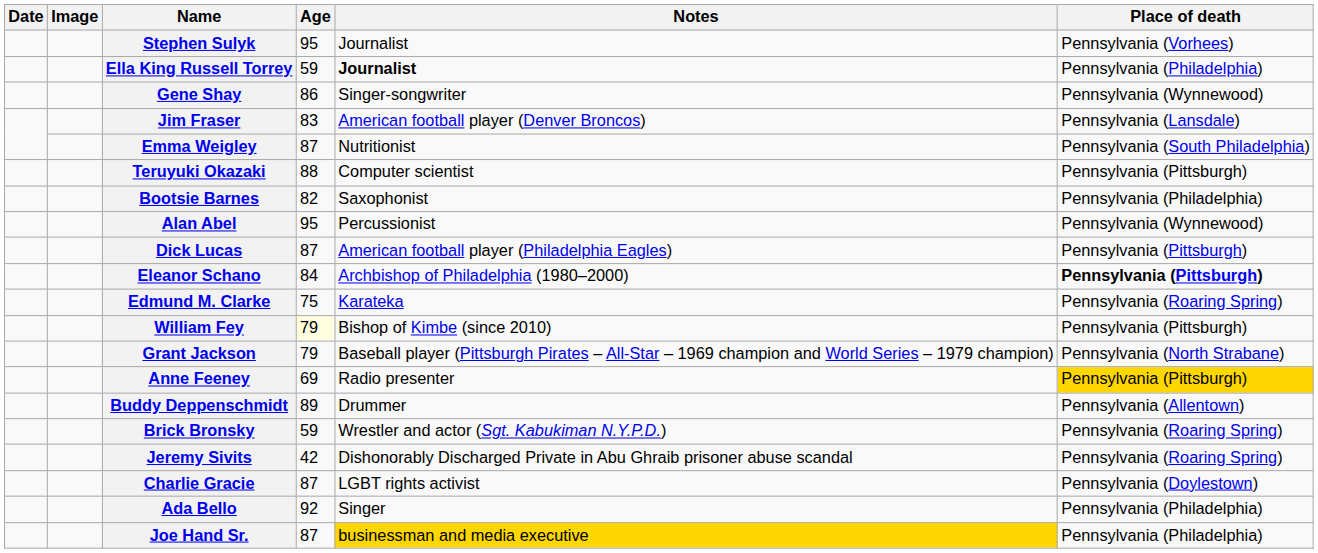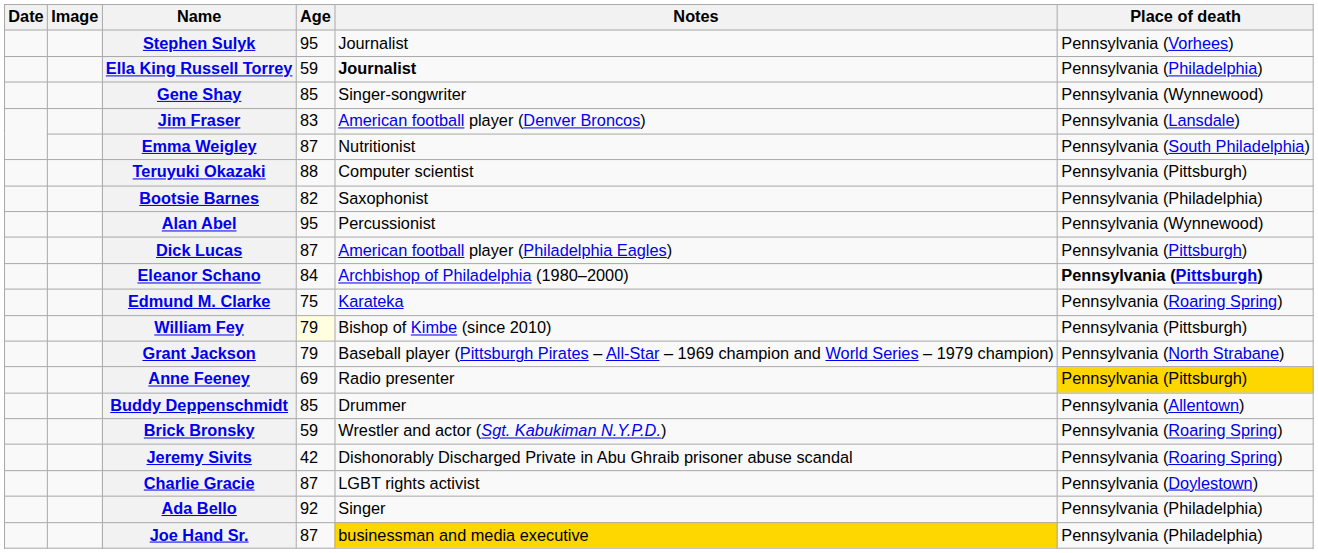(309, 95) 86 -> (309, 95) 85
(309, 405) 89 -> (309, 405) 85
